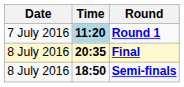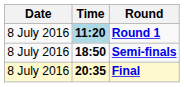(38, 33) 7 July 2016 -> (38, 33) 8 July 2016
rows swapped: (144, 71) <-> (126, 52)
